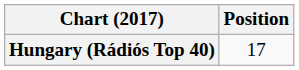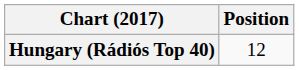(256, 49) 17 -> (256, 49) 12
